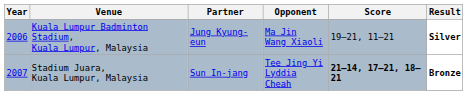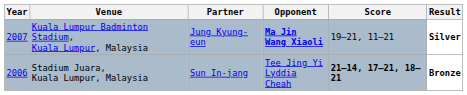(17, 37) 2006 -> (17, 37) 2007
(294, 37) normal -> (294, 37) bold
(17, 72) 2007 -> (17, 72) 2006
